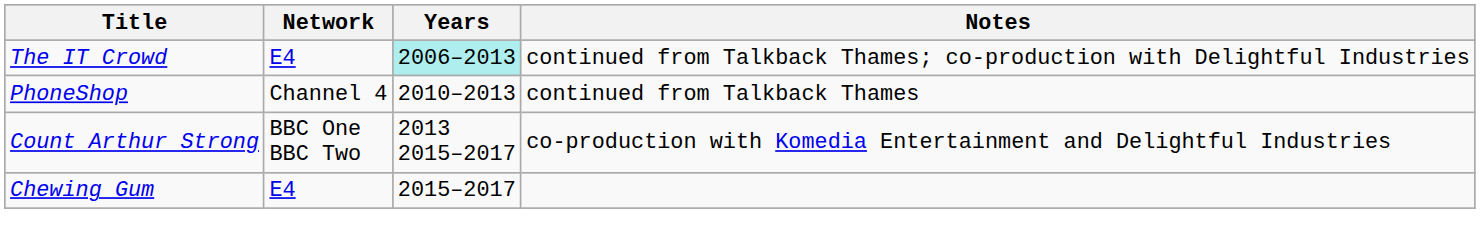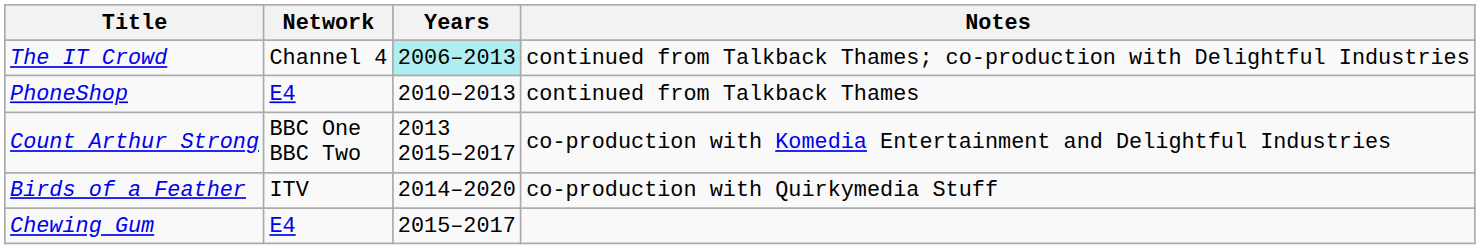(283, 58) E4 -> (328, 58) Channel 4
(328, 94) Channel 4 -> (283, 94) E4
+ row: (128, 190)
